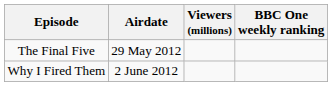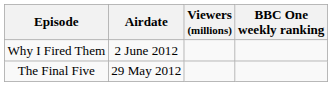rows swapped: (56, 50) <-> (56, 71)
